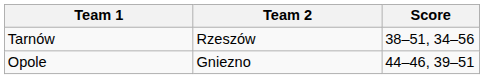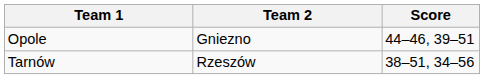rows swapped: (31, 39) <-> (27, 62)
